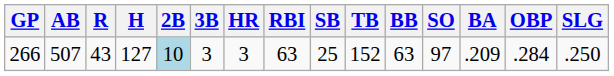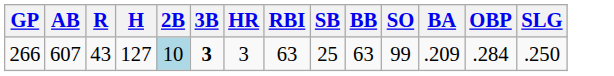- column: (365, 20)
(65, 53) 507 -> (65, 53) 607
(207, 53) normal -> (207, 53) bold
(441, 53) 97 -> (400, 53) 99
